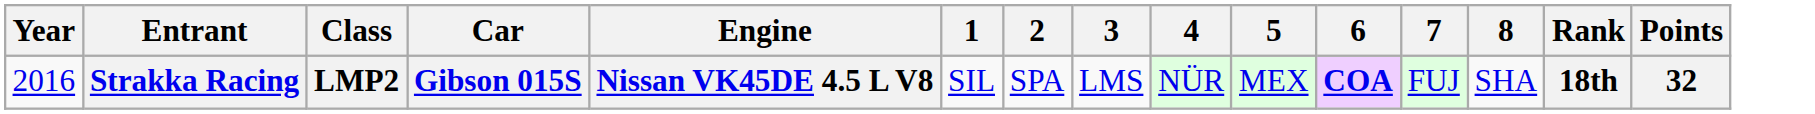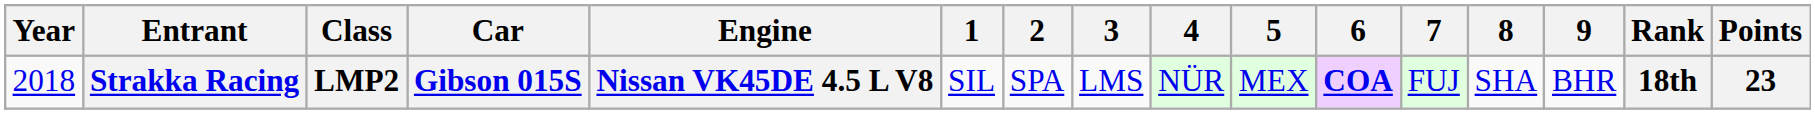+ column: (1584, 29)
(44, 81) 2016 -> (44, 81) 2018
(1681, 81) 32 -> (1761, 81) 23
